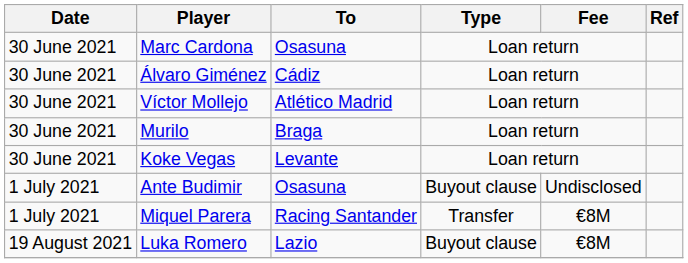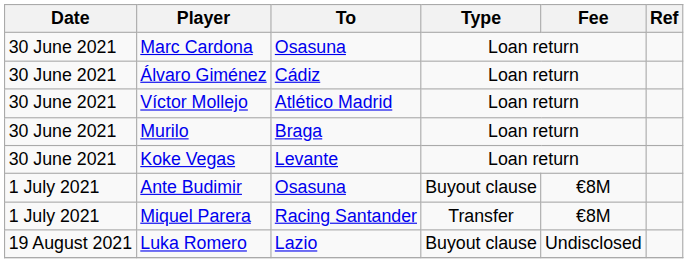(593, 187) Undisclosed -> (593, 187) €8M
(593, 243) €8M -> (593, 243) Undisclosed
